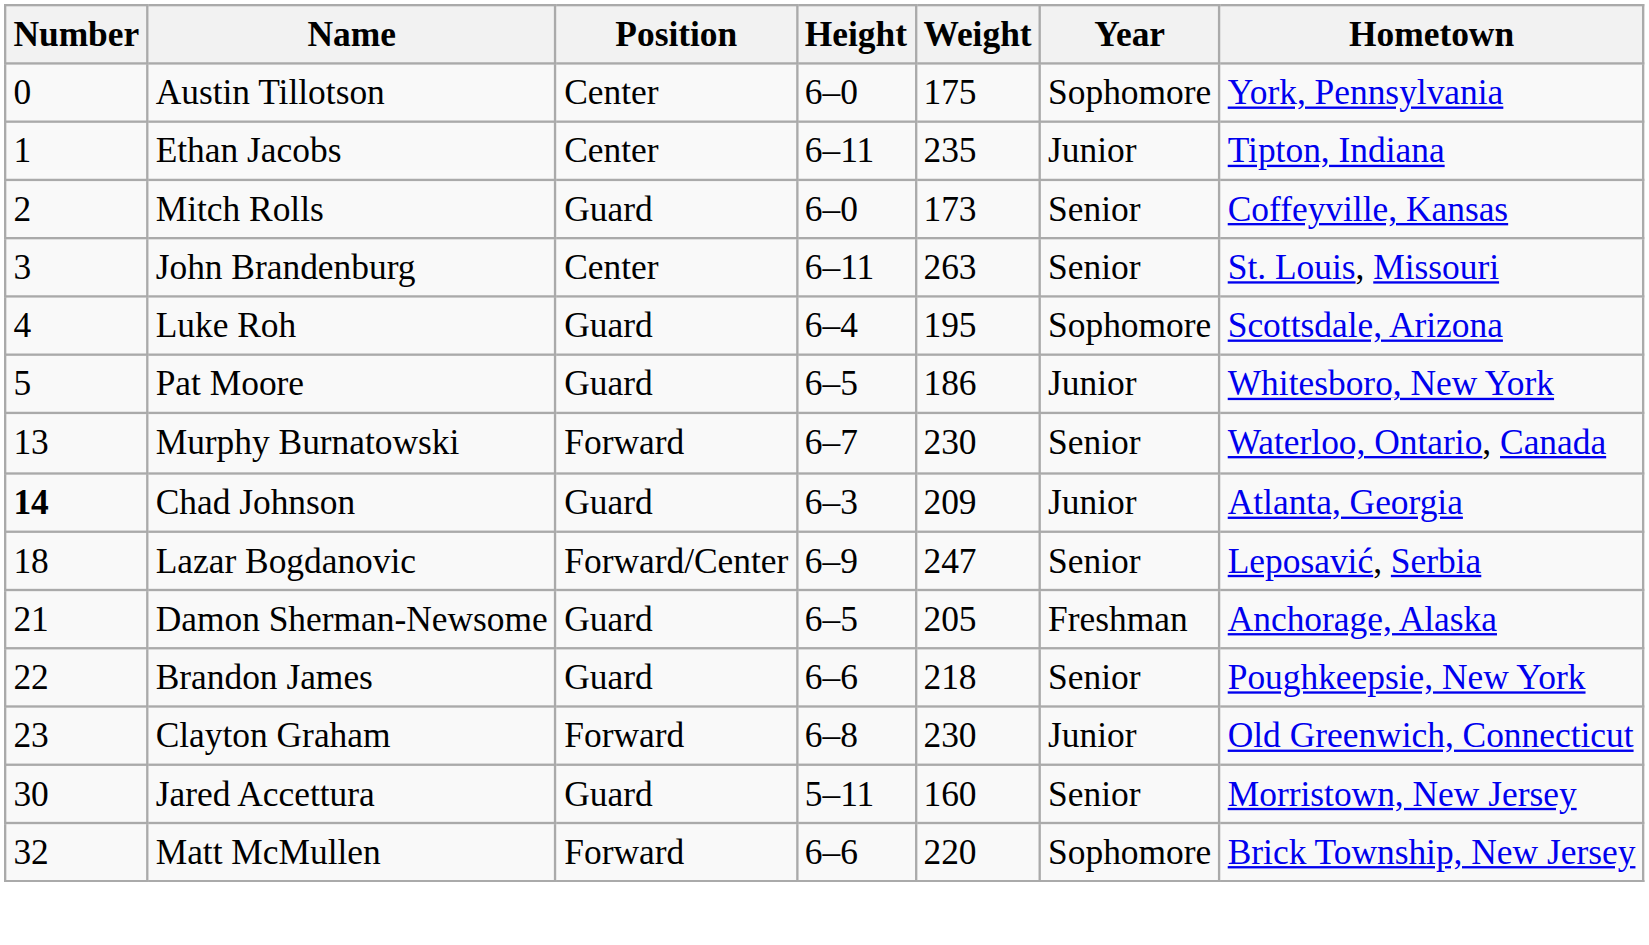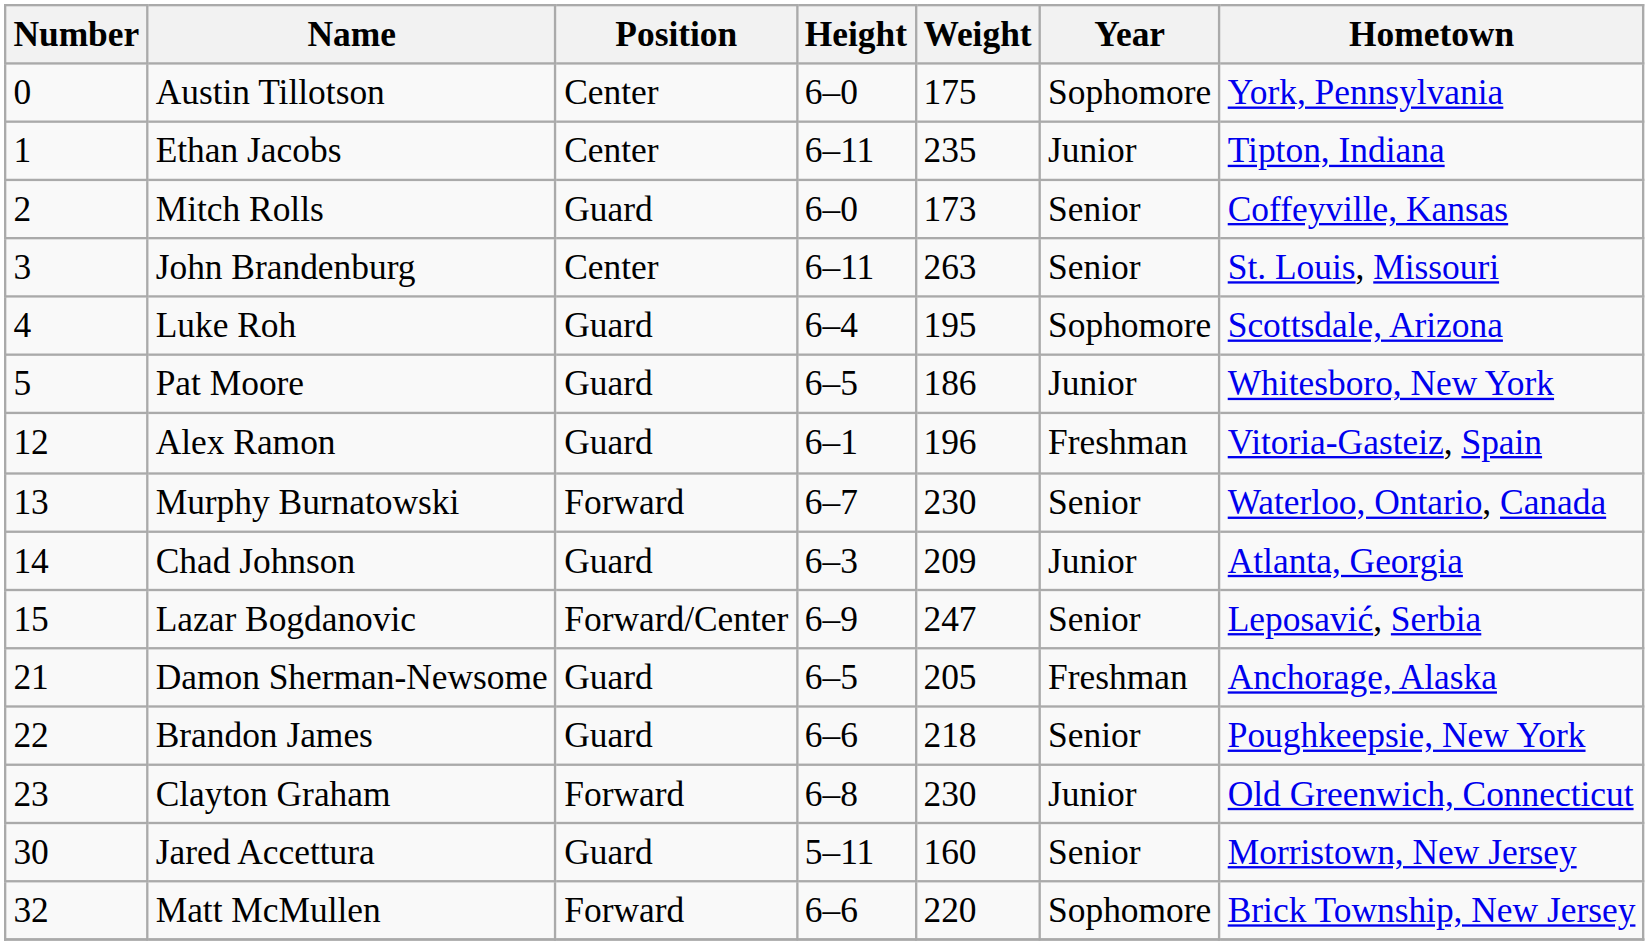+ row: (246, 442)
(31, 501) bold -> (31, 559) normal
(31, 559) 18 -> (31, 617) 15
